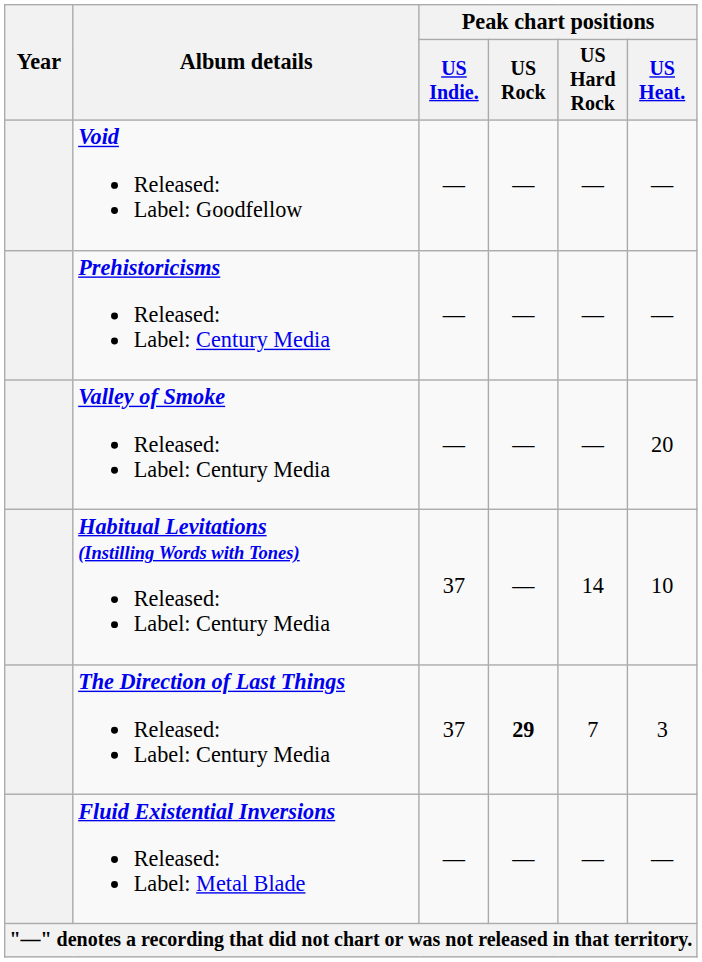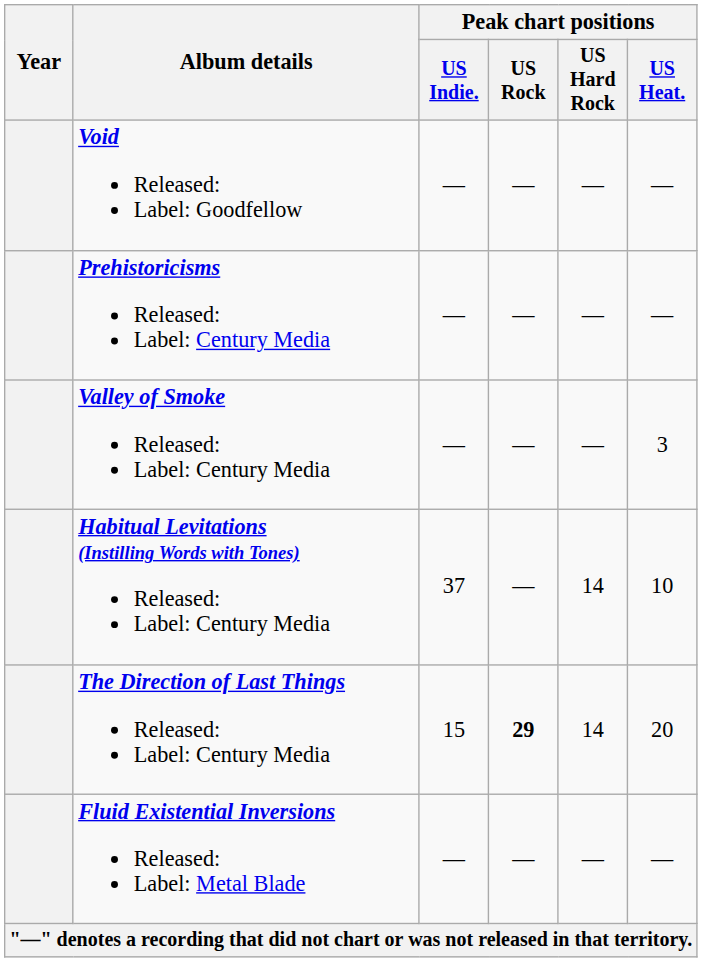(662, 444) 20 -> (662, 444) 3
(454, 729) 37 -> (454, 729) 15
(593, 729) 7 -> (593, 729) 14
(662, 729) 3 -> (662, 729) 20
